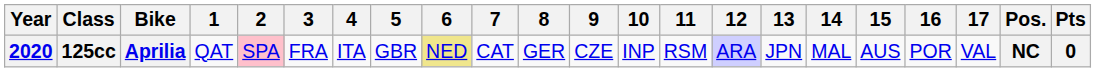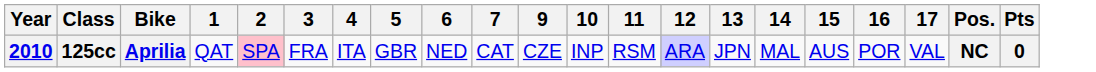- column: (544, 19)
(31, 50) 2020 -> (31, 50) 2010
(447, 50) khaki background -> (447, 50) no background
